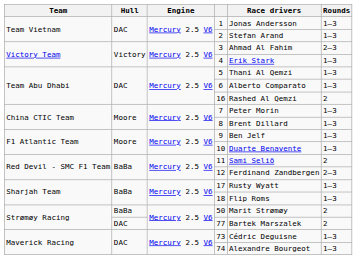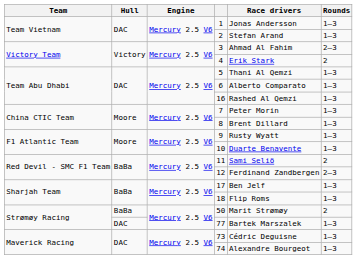(330, 61) 1–3 -> (325, 61) 2
(325, 98) 2 -> (330, 98) 1–3
(247, 136) Ben Jelf -> (254, 136) Rusty Wyatt
(254, 186) Rusty Wyatt -> (247, 186) Ben Jelf
(325, 223) 2 -> (330, 223) 1–3
